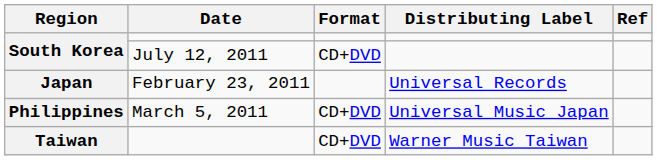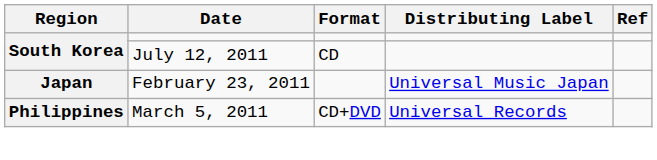(349, 56) CD+DVD -> (329, 56) CD
(478, 84) Universal Records -> (499, 84) Universal Music Japan
(499, 112) Universal Music Japan -> (478, 112) Universal Records
- row: (66, 141)
